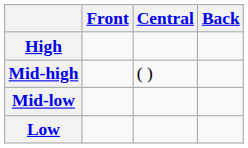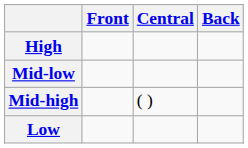rows swapped: (43, 73) <-> (43, 101)
